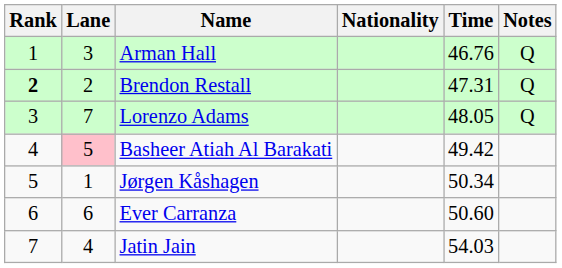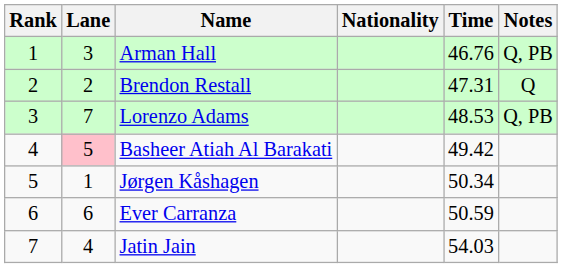(527, 52) Q -> (528, 52) Q, PB
(33, 85) bold -> (33, 85) normal
(471, 117) 48.05 -> (471, 117) 48.53
(527, 117) Q -> (528, 117) Q, PB
(471, 213) 50.60 -> (471, 213) 50.59
